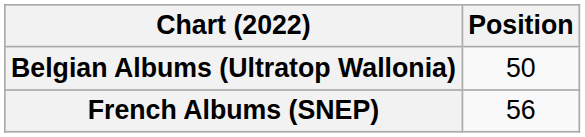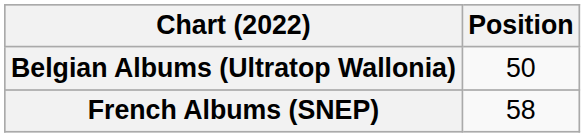(521, 110) 56 -> (521, 110) 58
